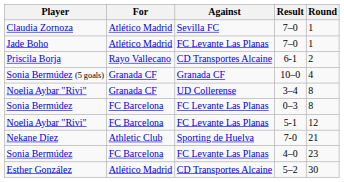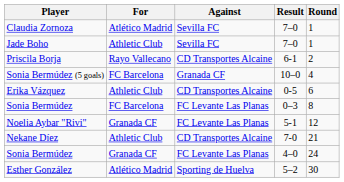(140, 43) Atlético Madrid -> (136, 43) Athletic Club
(223, 43) FC Levante Las Planas -> (198, 43) Sevilla FC
(133, 75) Granada CF -> (136, 75) FC Barcelona
+ row: (36, 91)
- row: (47, 91)
(136, 122) FC Barcelona -> (133, 122) Granada CF
(215, 138) Sporting de Huelva -> (225, 138) CD Transportes Alcaine
(136, 153) FC Barcelona -> (133, 153) Granada CF
(313, 153) 23 -> (313, 153) 24
(225, 169) CD Transportes Alcaine -> (215, 169) Sporting de Huelva
